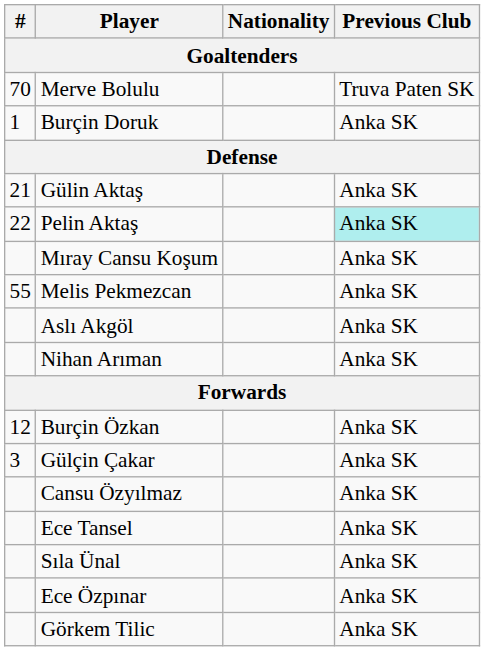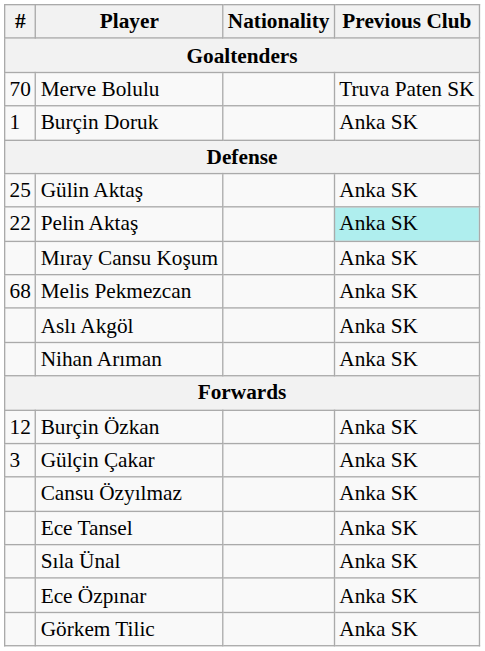(20, 190) 21 -> (20, 190) 25
(20, 291) 55 -> (20, 291) 68
